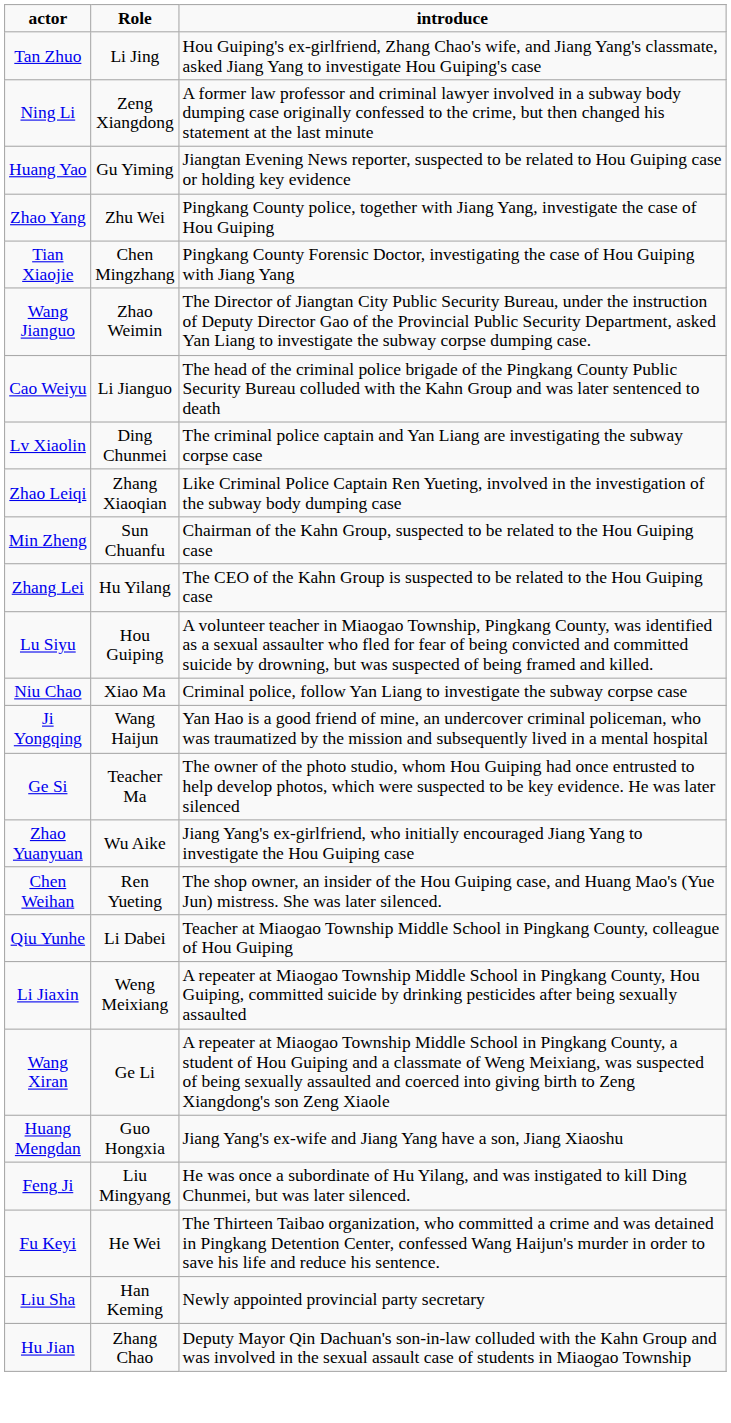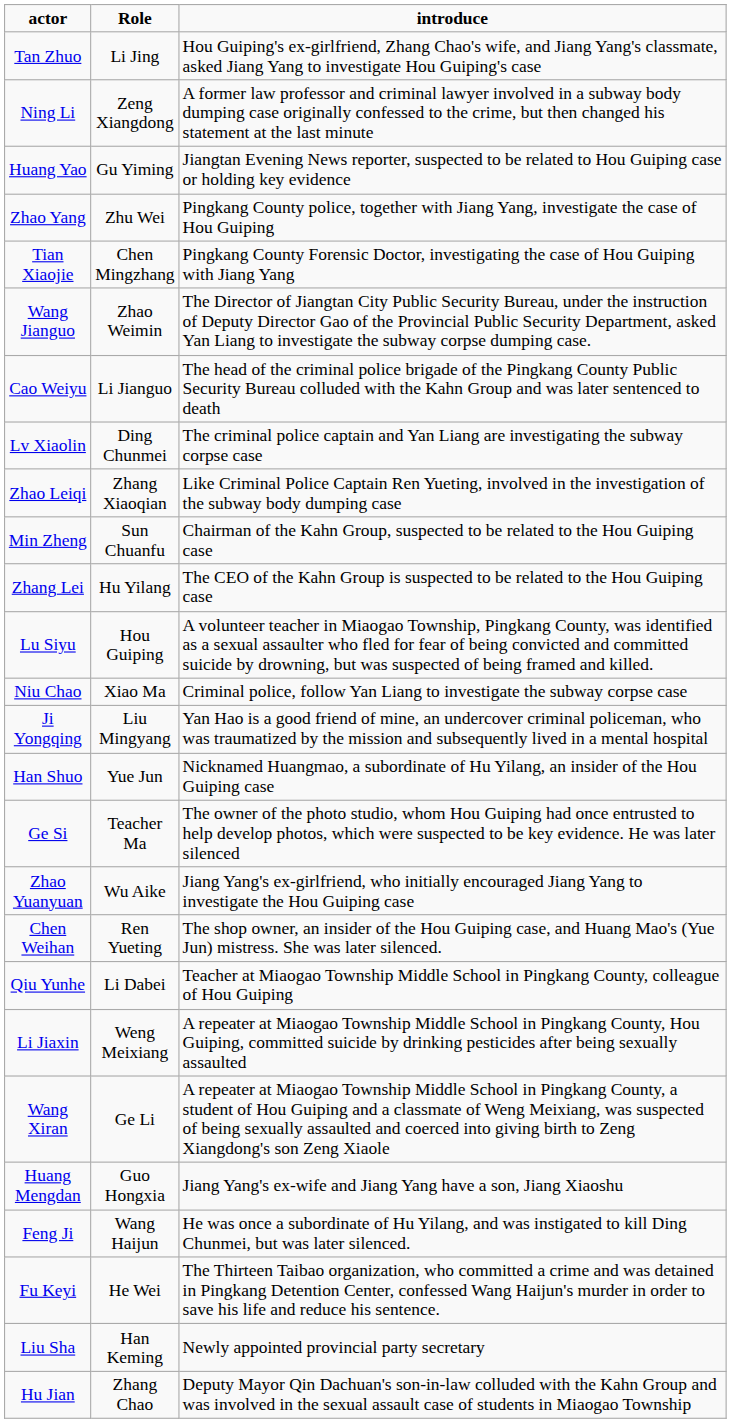(135, 729) Wang Haijun -> (135, 729) Liu Mingyang
+ row: (48, 776)
(135, 1185) Liu Mingyang -> (135, 1233) Wang Haijun
